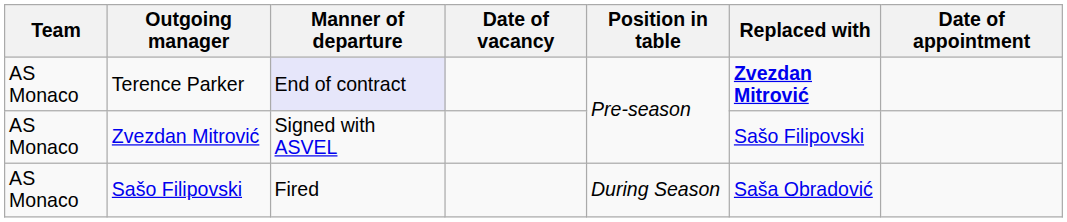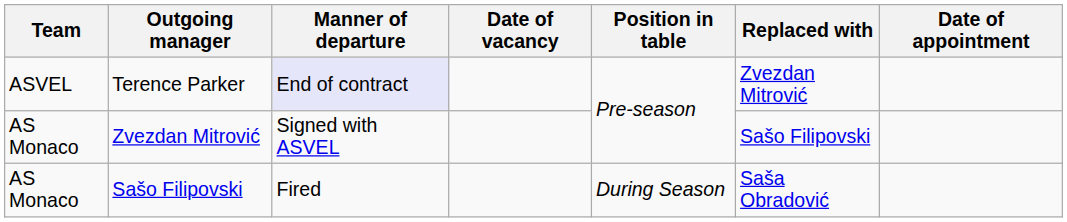(44, 83) AS Monaco -> (41, 83) ASVEL
(773, 83) bold -> (778, 83) normal
